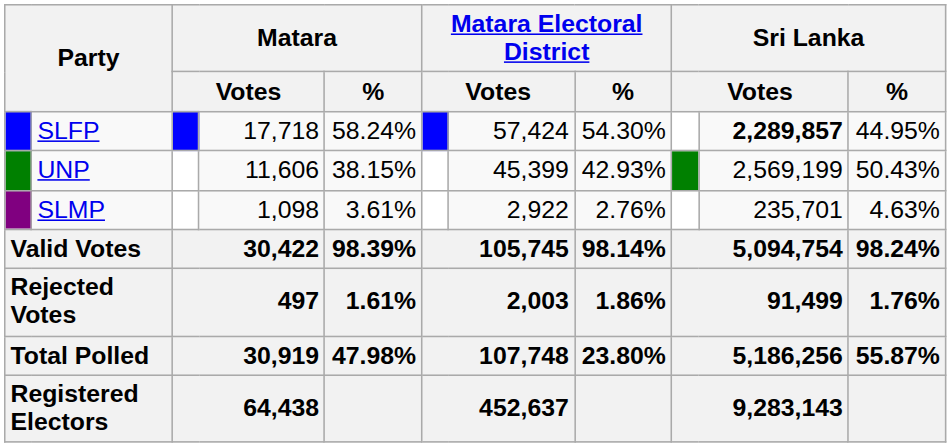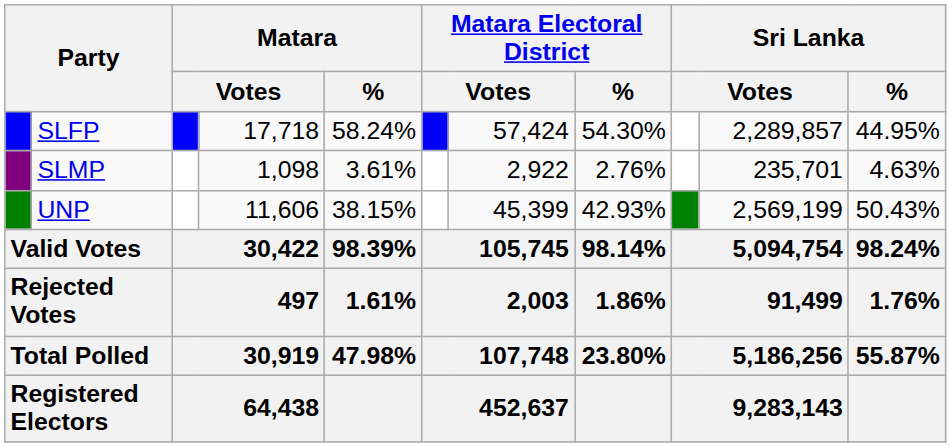(788, 130) bold -> (788, 130) normal
rows swapped: (64, 170) <-> (71, 209)
